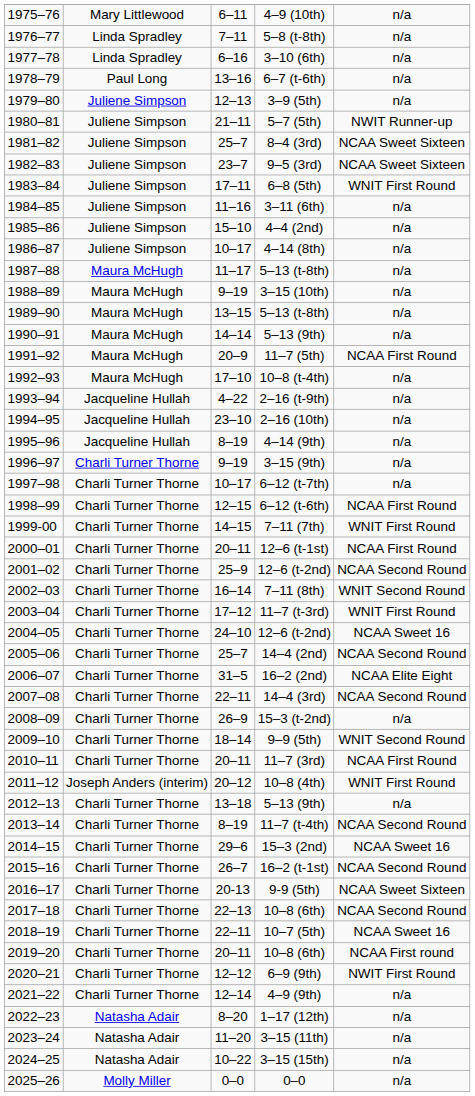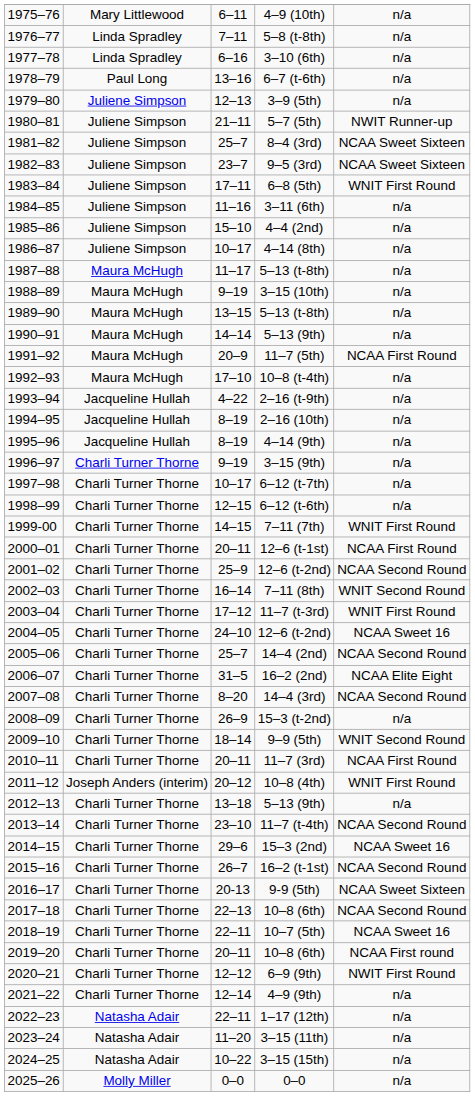(233, 420) 23–10 -> (233, 420) 8–19
(402, 505) NCAA First Round -> (402, 505) n/a
(233, 697) 22–11 -> (233, 697) 8–20
(233, 825) 8–19 -> (233, 825) 23–10
(233, 1016) 8–20 -> (233, 1016) 22–11
